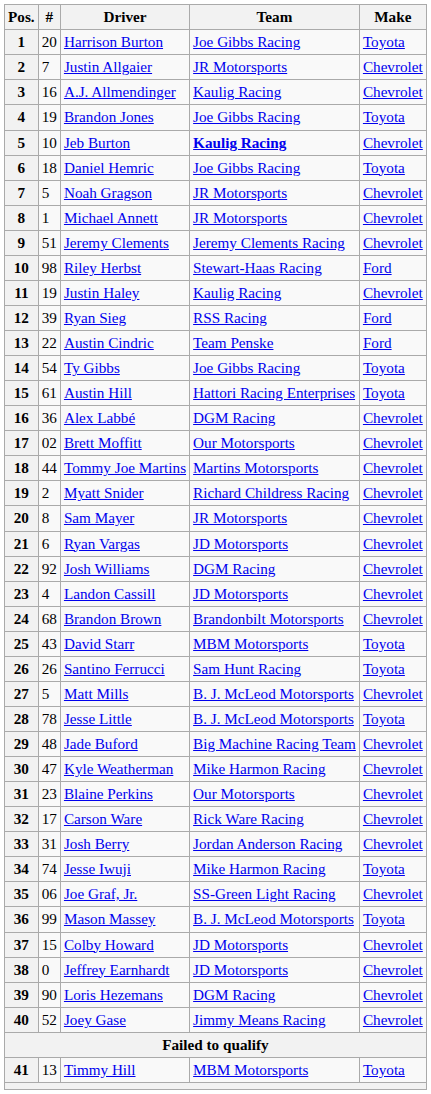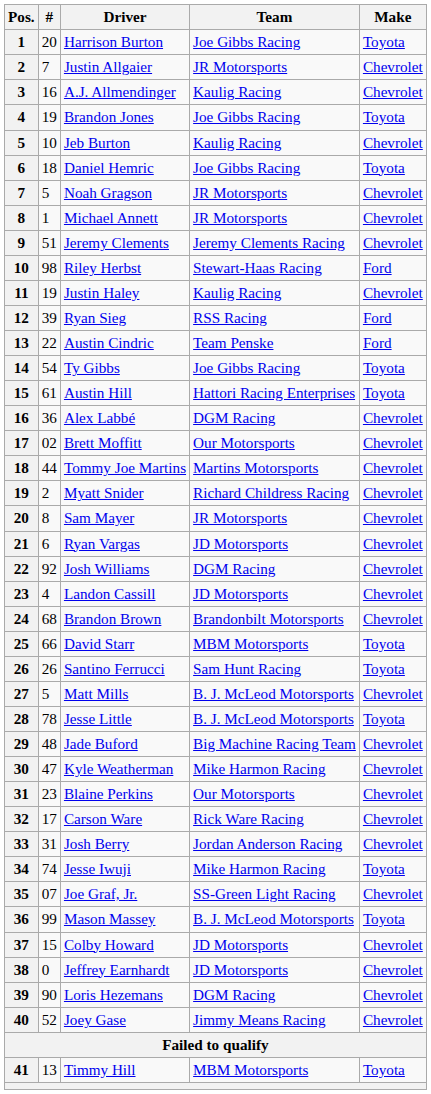(240, 142) bold -> (237, 142) normal
(49, 643) 43 -> (49, 643) 66
(49, 894) 06 -> (49, 894) 07
